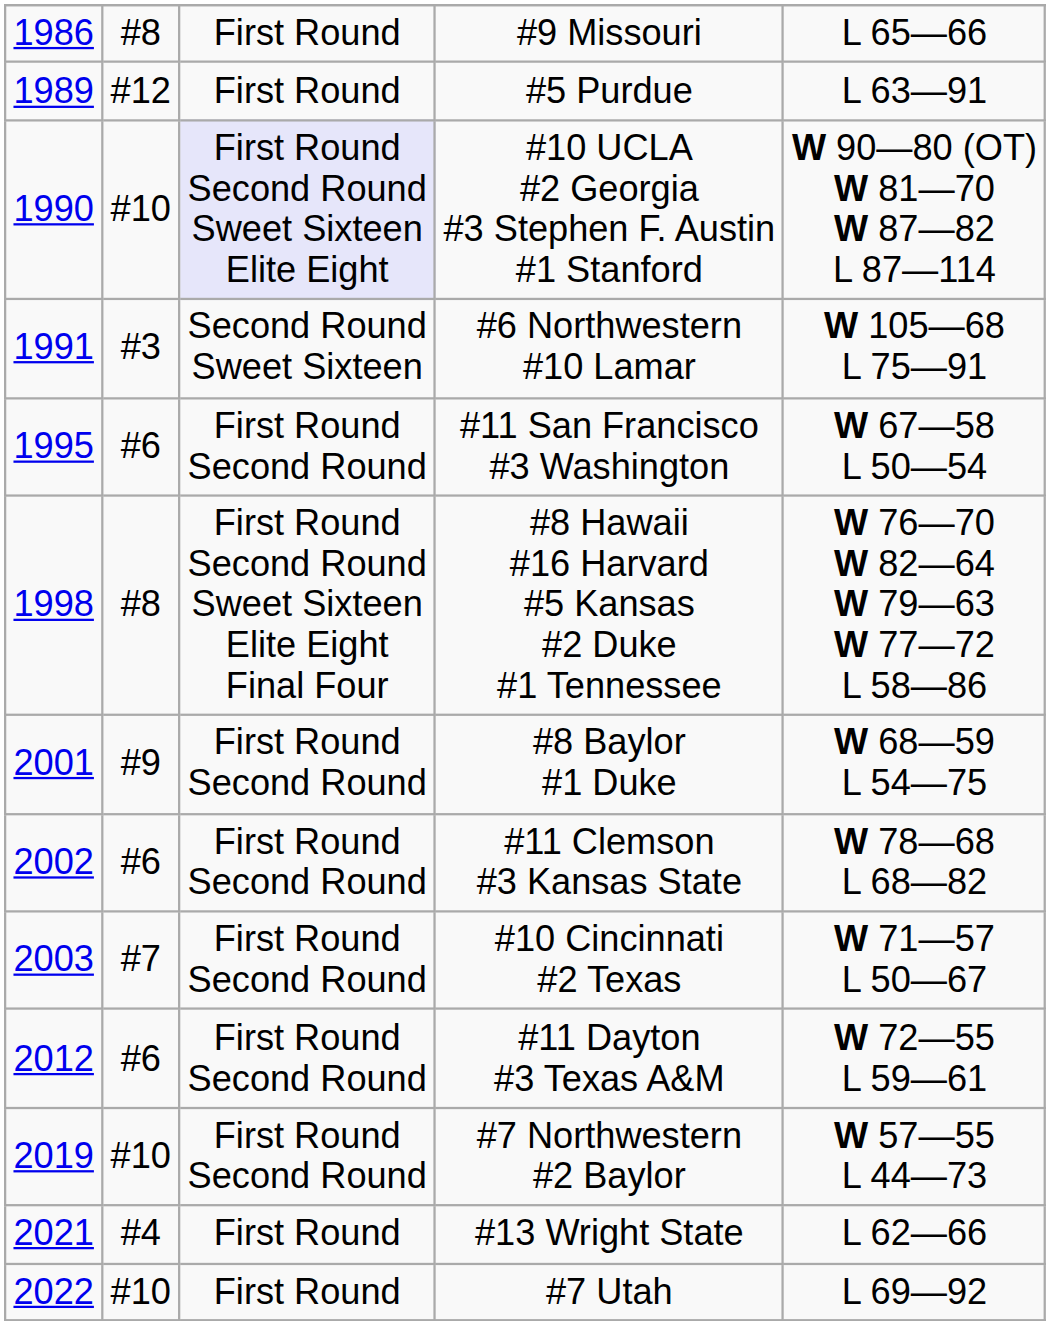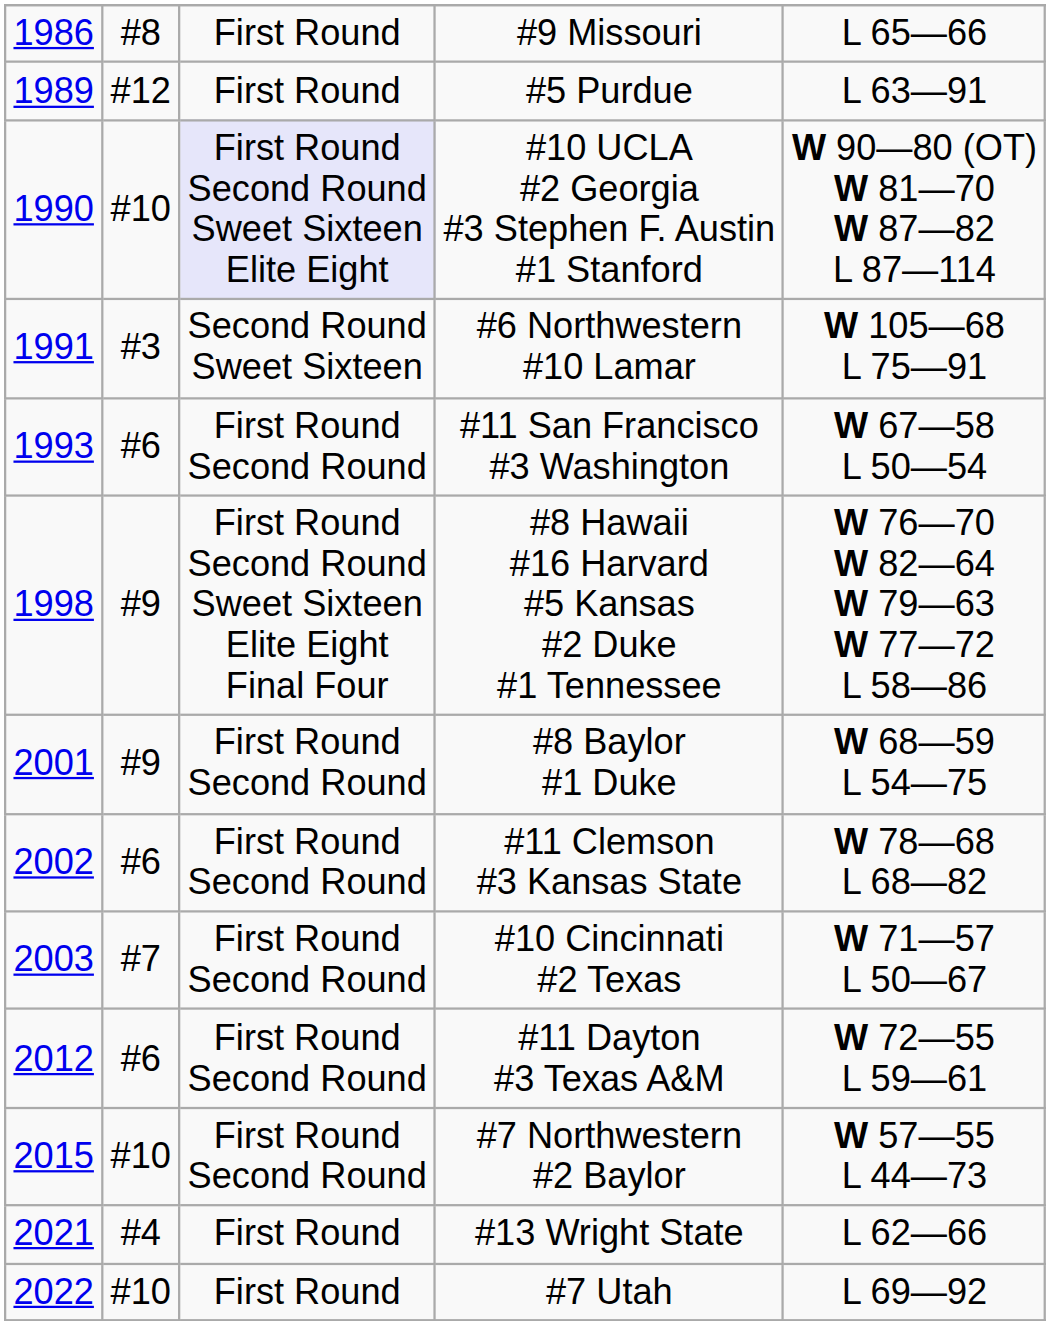(54, 445) 1995 -> (54, 445) 1993
(141, 604) #8 -> (141, 604) #9
(54, 1155) 2019 -> (54, 1155) 2015
